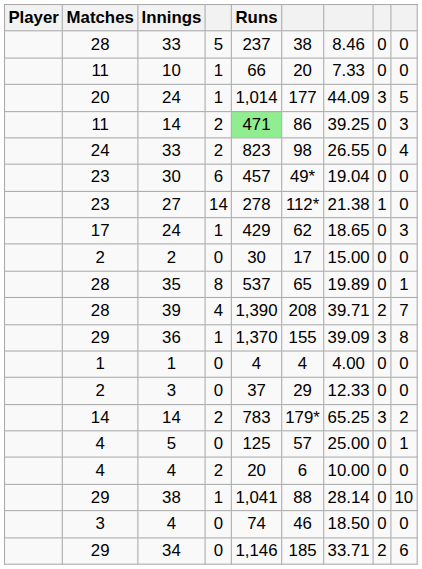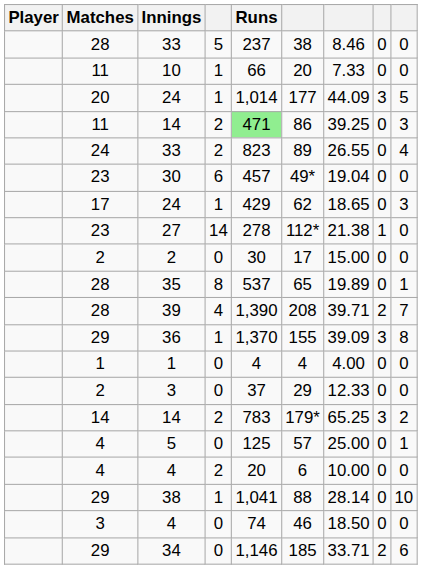(303, 151) 98 -> (303, 151) 89
rows swapped: (100, 204) <-> (100, 230)
